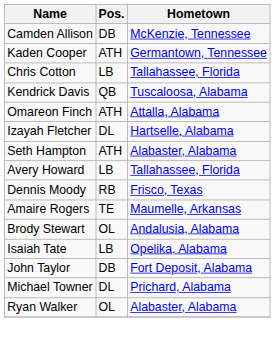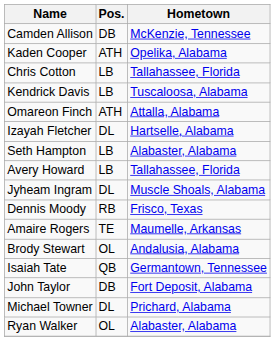(199, 53) Germantown, Tennessee -> (178, 53) Opelika, Alabama
(107, 92) QB -> (106, 92) LB
(110, 151) ATH -> (106, 151) LB
+ row: (50, 190)
(106, 248) LB -> (107, 268) QB
(178, 248) Opelika, Alabama -> (199, 268) Germantown, Tennessee
